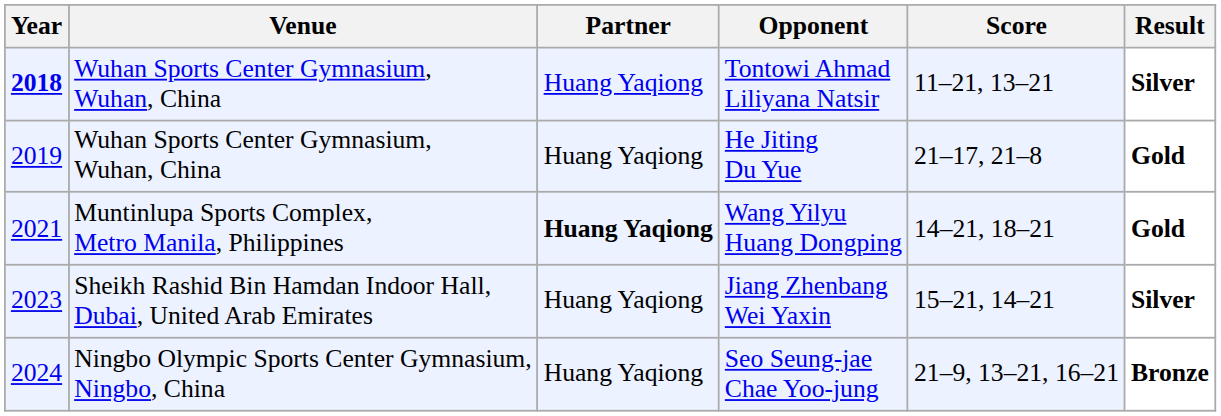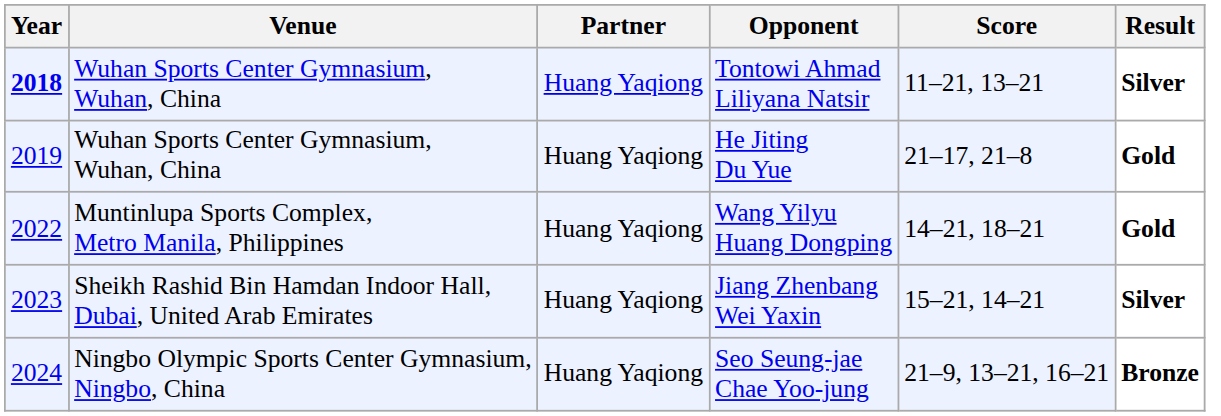(37, 228) 2021 -> (37, 228) 2022
(628, 228) bold -> (623, 228) normal
